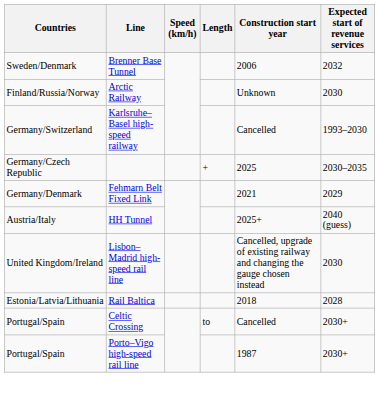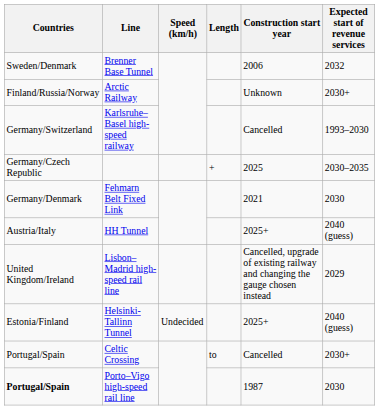(333, 92) 2030 -> (337, 92) 2030+
(333, 193) 2029 -> (335, 199) 2030
(333, 263) 2030 -> (335, 274) 2029
- row: (132, 300)
+ row: (123, 322)
(36, 353) normal -> (38, 386) bold
(335, 353) 2030+ -> (335, 386) 2030
